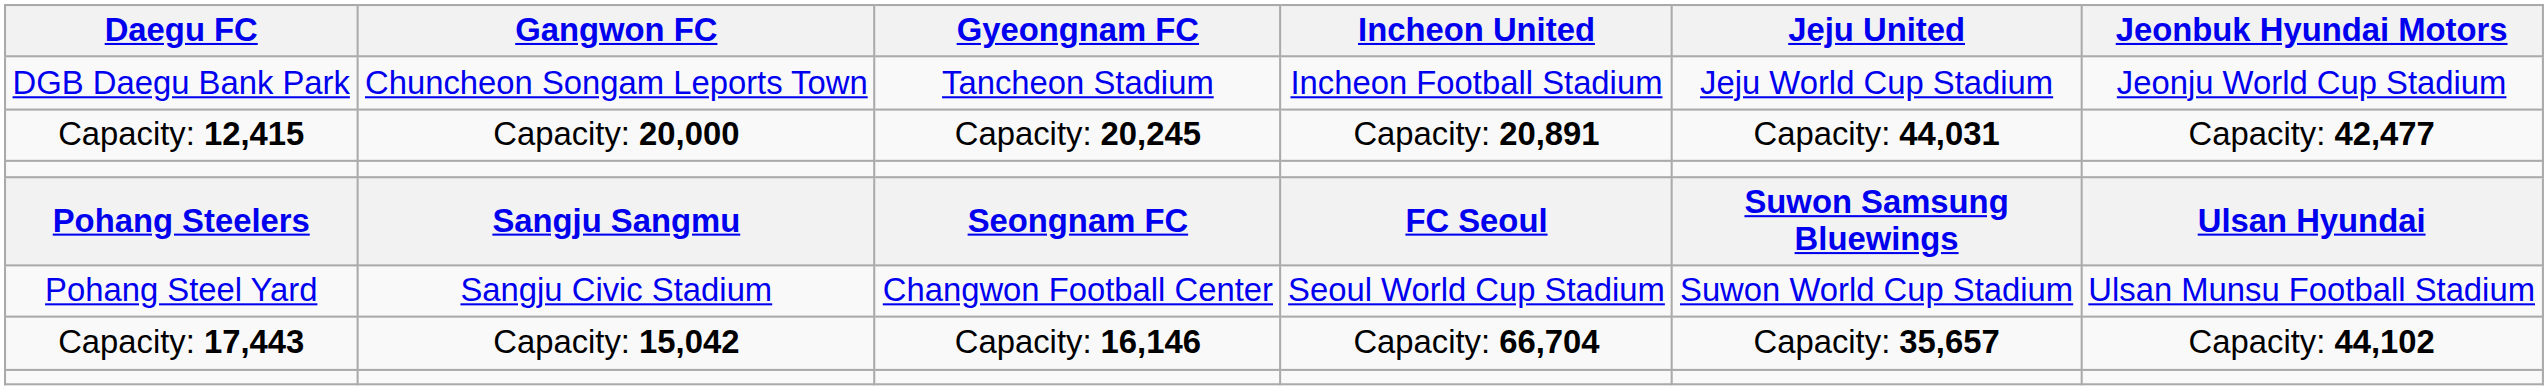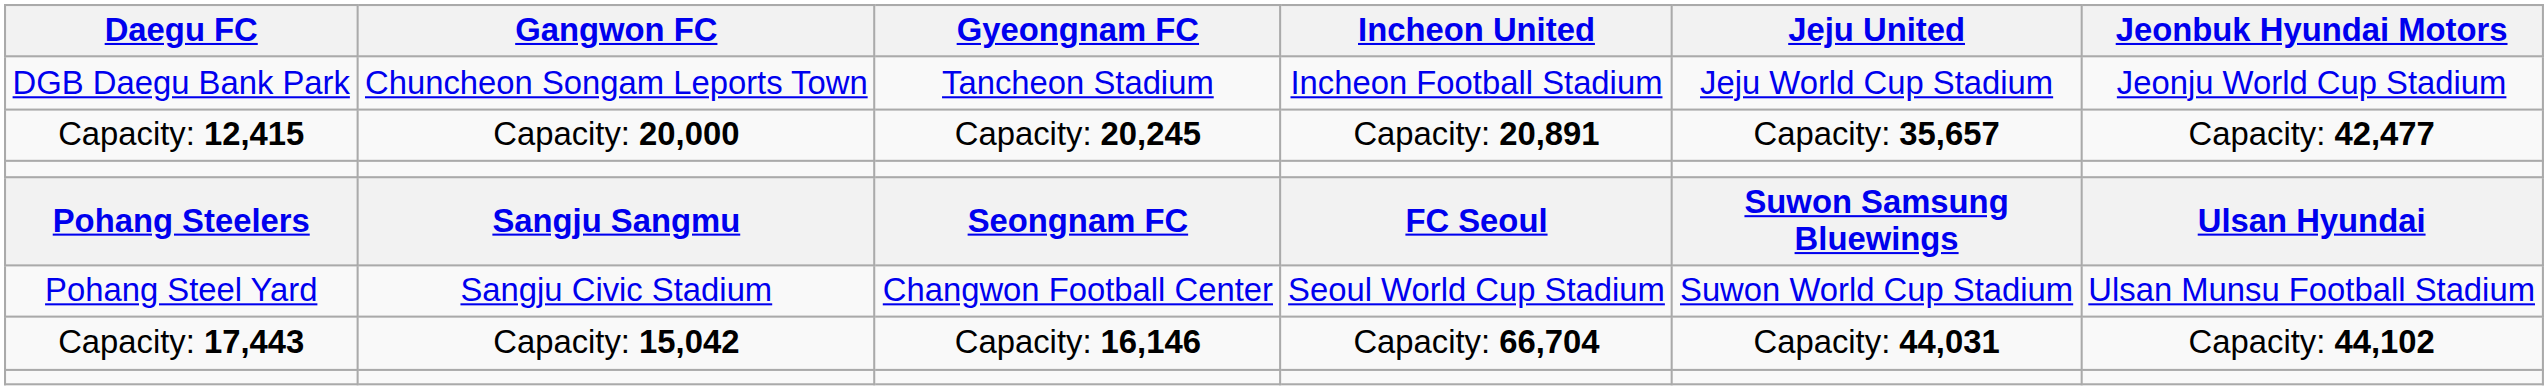(1877, 134) Capacity: 44,031 -> (1877, 134) Capacity: 35,657
(1877, 342) Capacity: 35,657 -> (1877, 342) Capacity: 44,031
